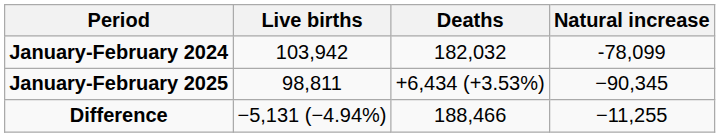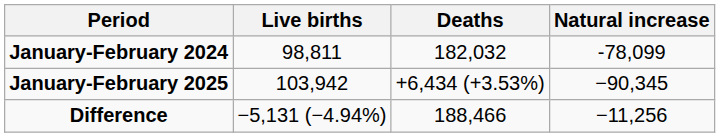(312, 52) 103,942 -> (312, 52) 98,811
(312, 83) 98,811 -> (312, 83) 103,942
(632, 115) −11,255 -> (632, 115) −11,256
